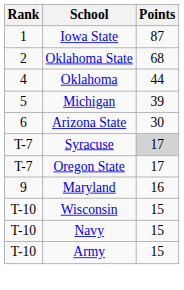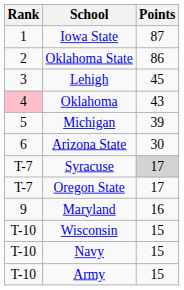(157, 58) 68 -> (157, 58) 86
+ row: (89, 79)
(23, 79) no background -> (23, 101) pink background
(157, 79) 44 -> (157, 101) 43
